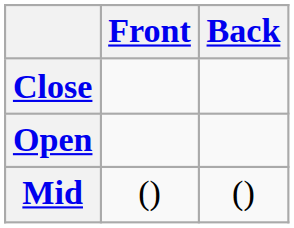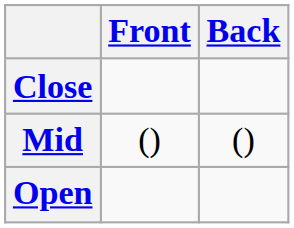rows swapped: (53, 193) <-> (53, 139)
